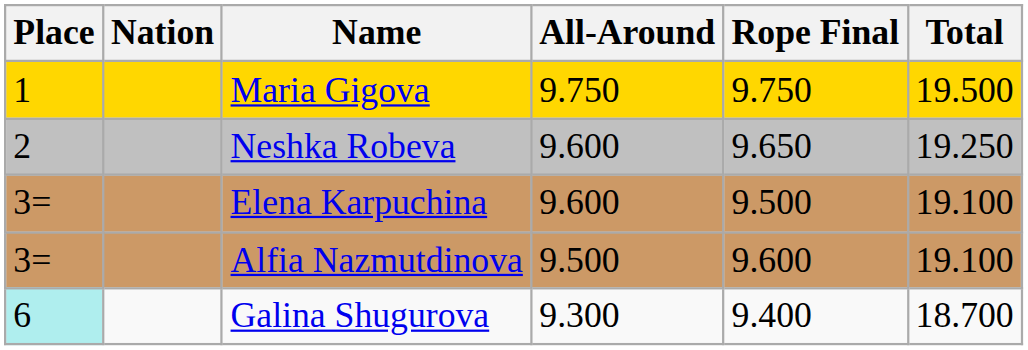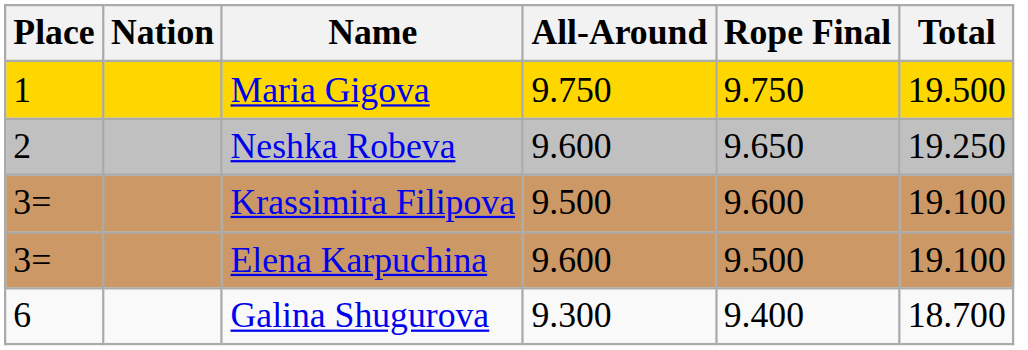+ row: (373, 202)
- row: (377, 259)
(22, 315) paleturquoise background -> (22, 315) no background
